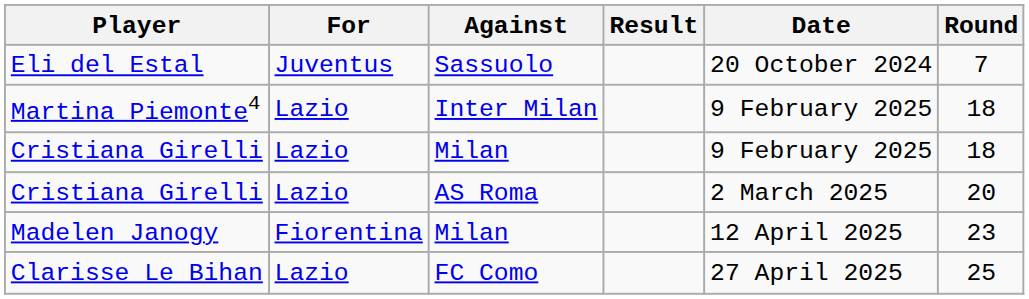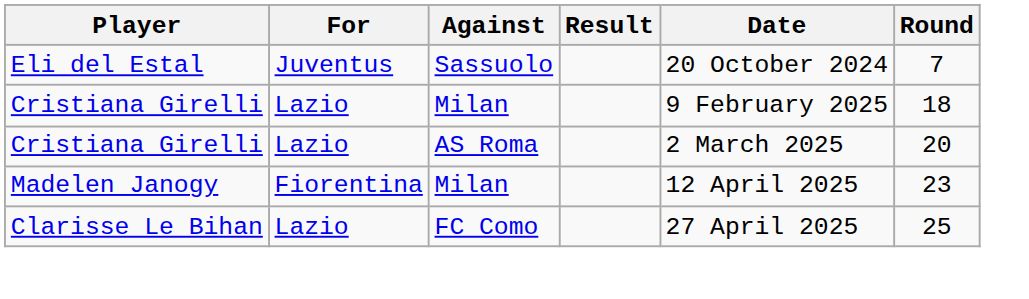- row: (136, 109)
